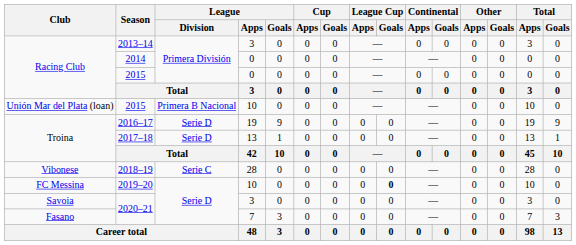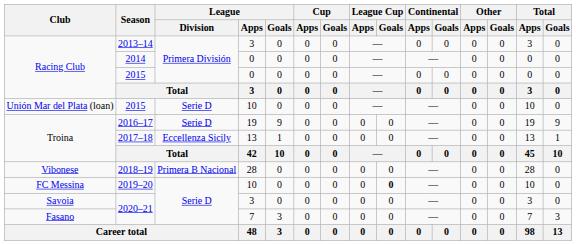(197, 106) Primera B Nacional -> (197, 106) Serie D
(197, 138) Serie D -> (197, 138) Eccellenza Sicily
(197, 169) Serie C -> (197, 169) Primera B Nacional
